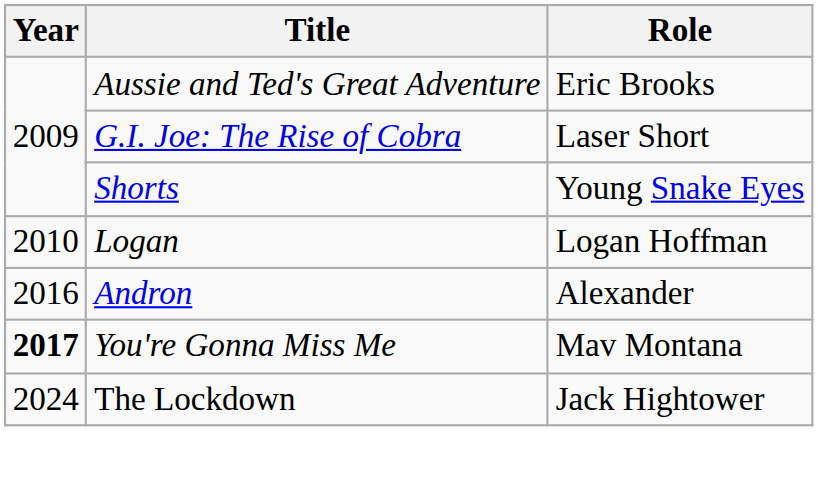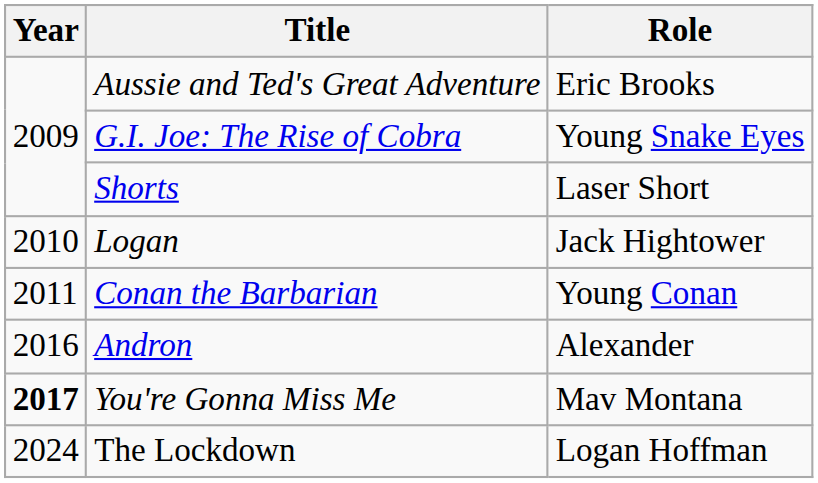(632, 135) Laser Short -> (680, 135) Young Snake Eyes
(680, 188) Young Snake Eyes -> (632, 188) Laser Short
(662, 240) Logan Hoffman -> (660, 240) Jack Hightower
+ row: (236, 293)
(660, 398) Jack Hightower -> (662, 450) Logan Hoffman
